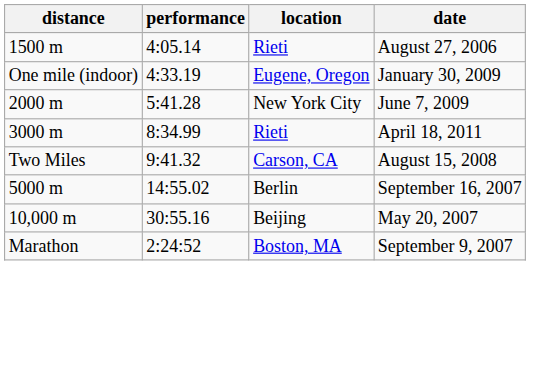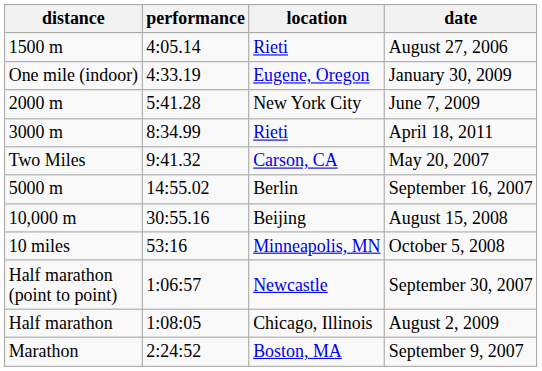(437, 160) August 15, 2008 -> (439, 160) May 20, 2007
(428, 217) May 20, 2007 -> (448, 217) August 15, 2008
+ row: (39, 246)
+ row: (63, 284)
+ row: (61, 323)
